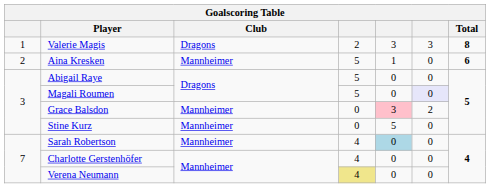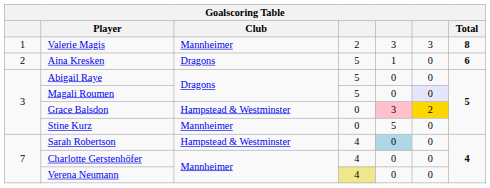(198, 45) Dragons -> (207, 45) Mannheimer
(207, 61) Mannheimer -> (198, 61) Dragons
(207, 110) Mannheimer -> (235, 110) Hampstead & Westminster
(430, 110) no background -> (430, 110) gold background
(207, 142) Mannheimer -> (235, 142) Hampstead & Westminster
